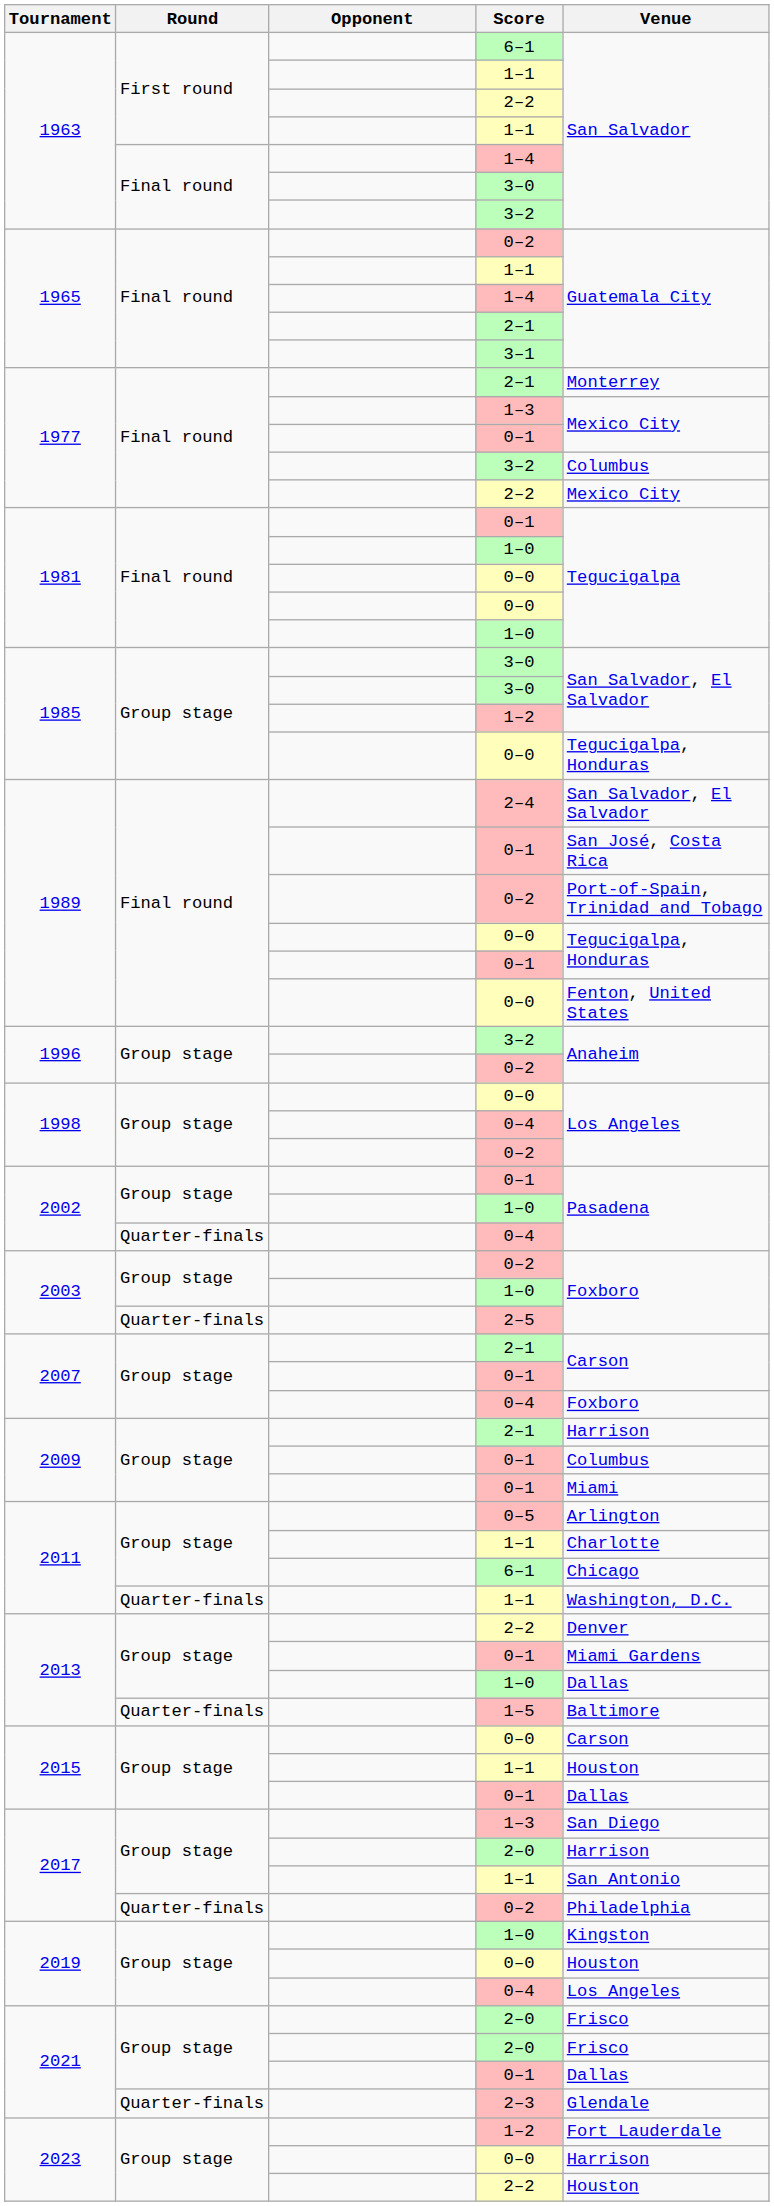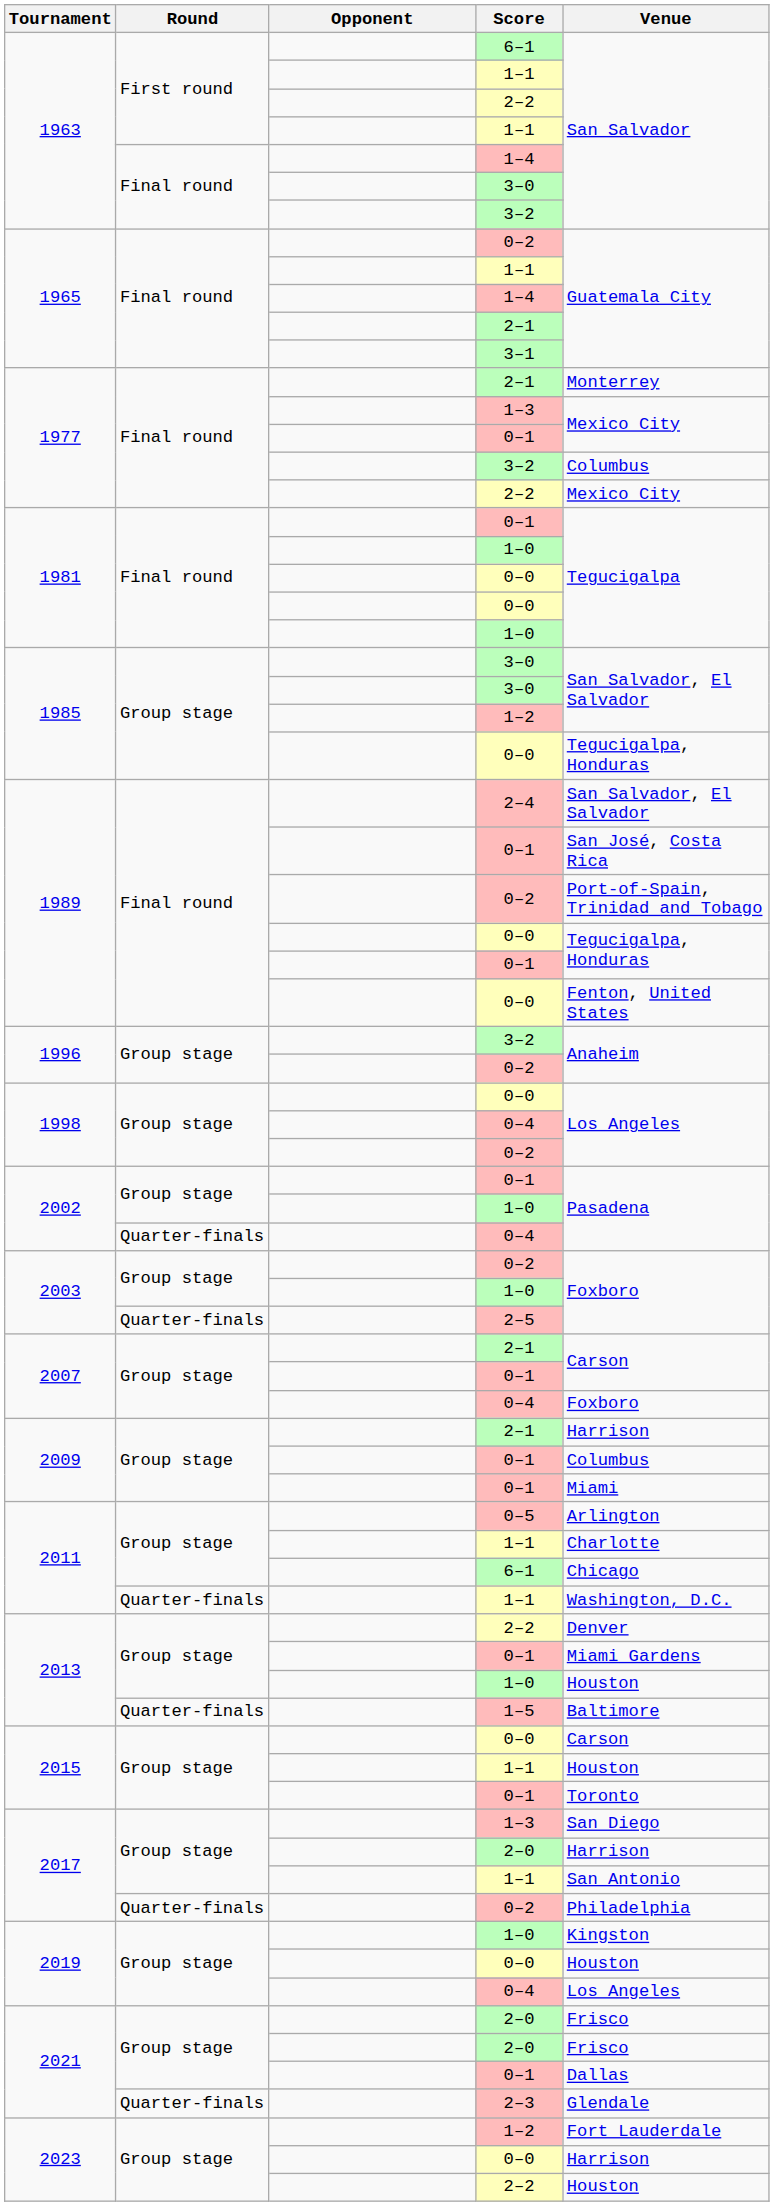(598, 1684) Dallas -> (603, 1684) Houston
(598, 1796) Dallas -> (603, 1796) Toronto
